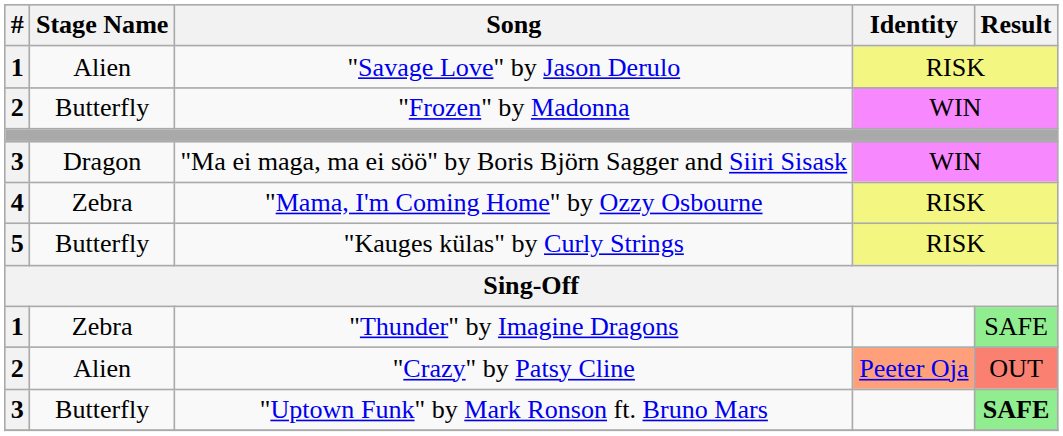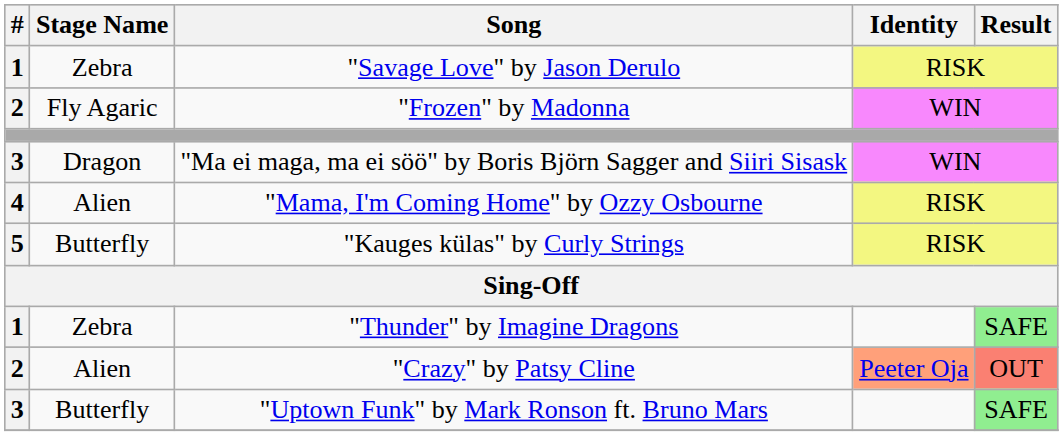(102, 66) Alien -> (102, 66) Zebra
(102, 107) Butterfly -> (102, 107) Fly Agaric
(102, 202) Zebra -> (102, 202) Alien
(1016, 409) bold -> (1016, 409) normal
